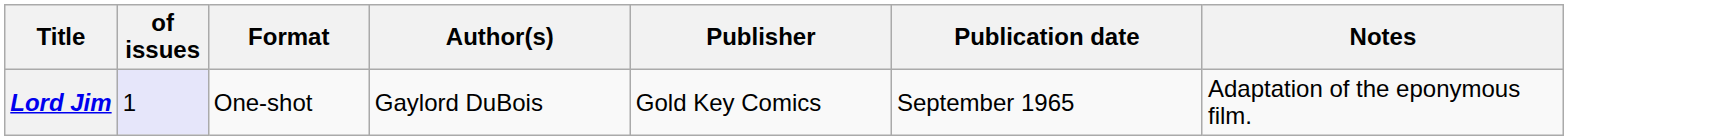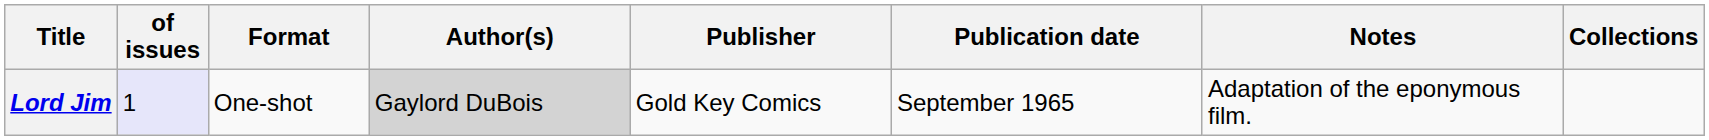+ column: (1634, 37)
(459, 102) no background -> (459, 102) lightgrey background
